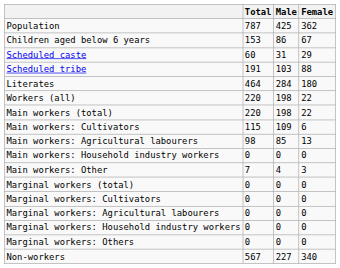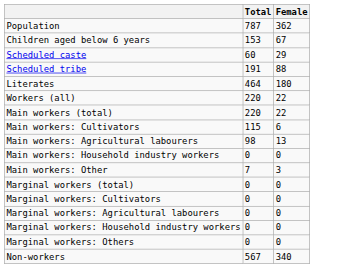- column: (286, 12)
